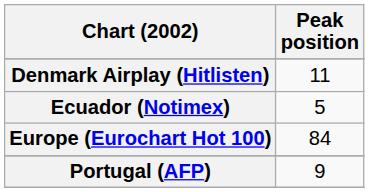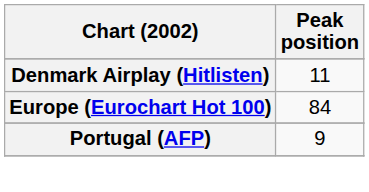- row: (140, 107)
